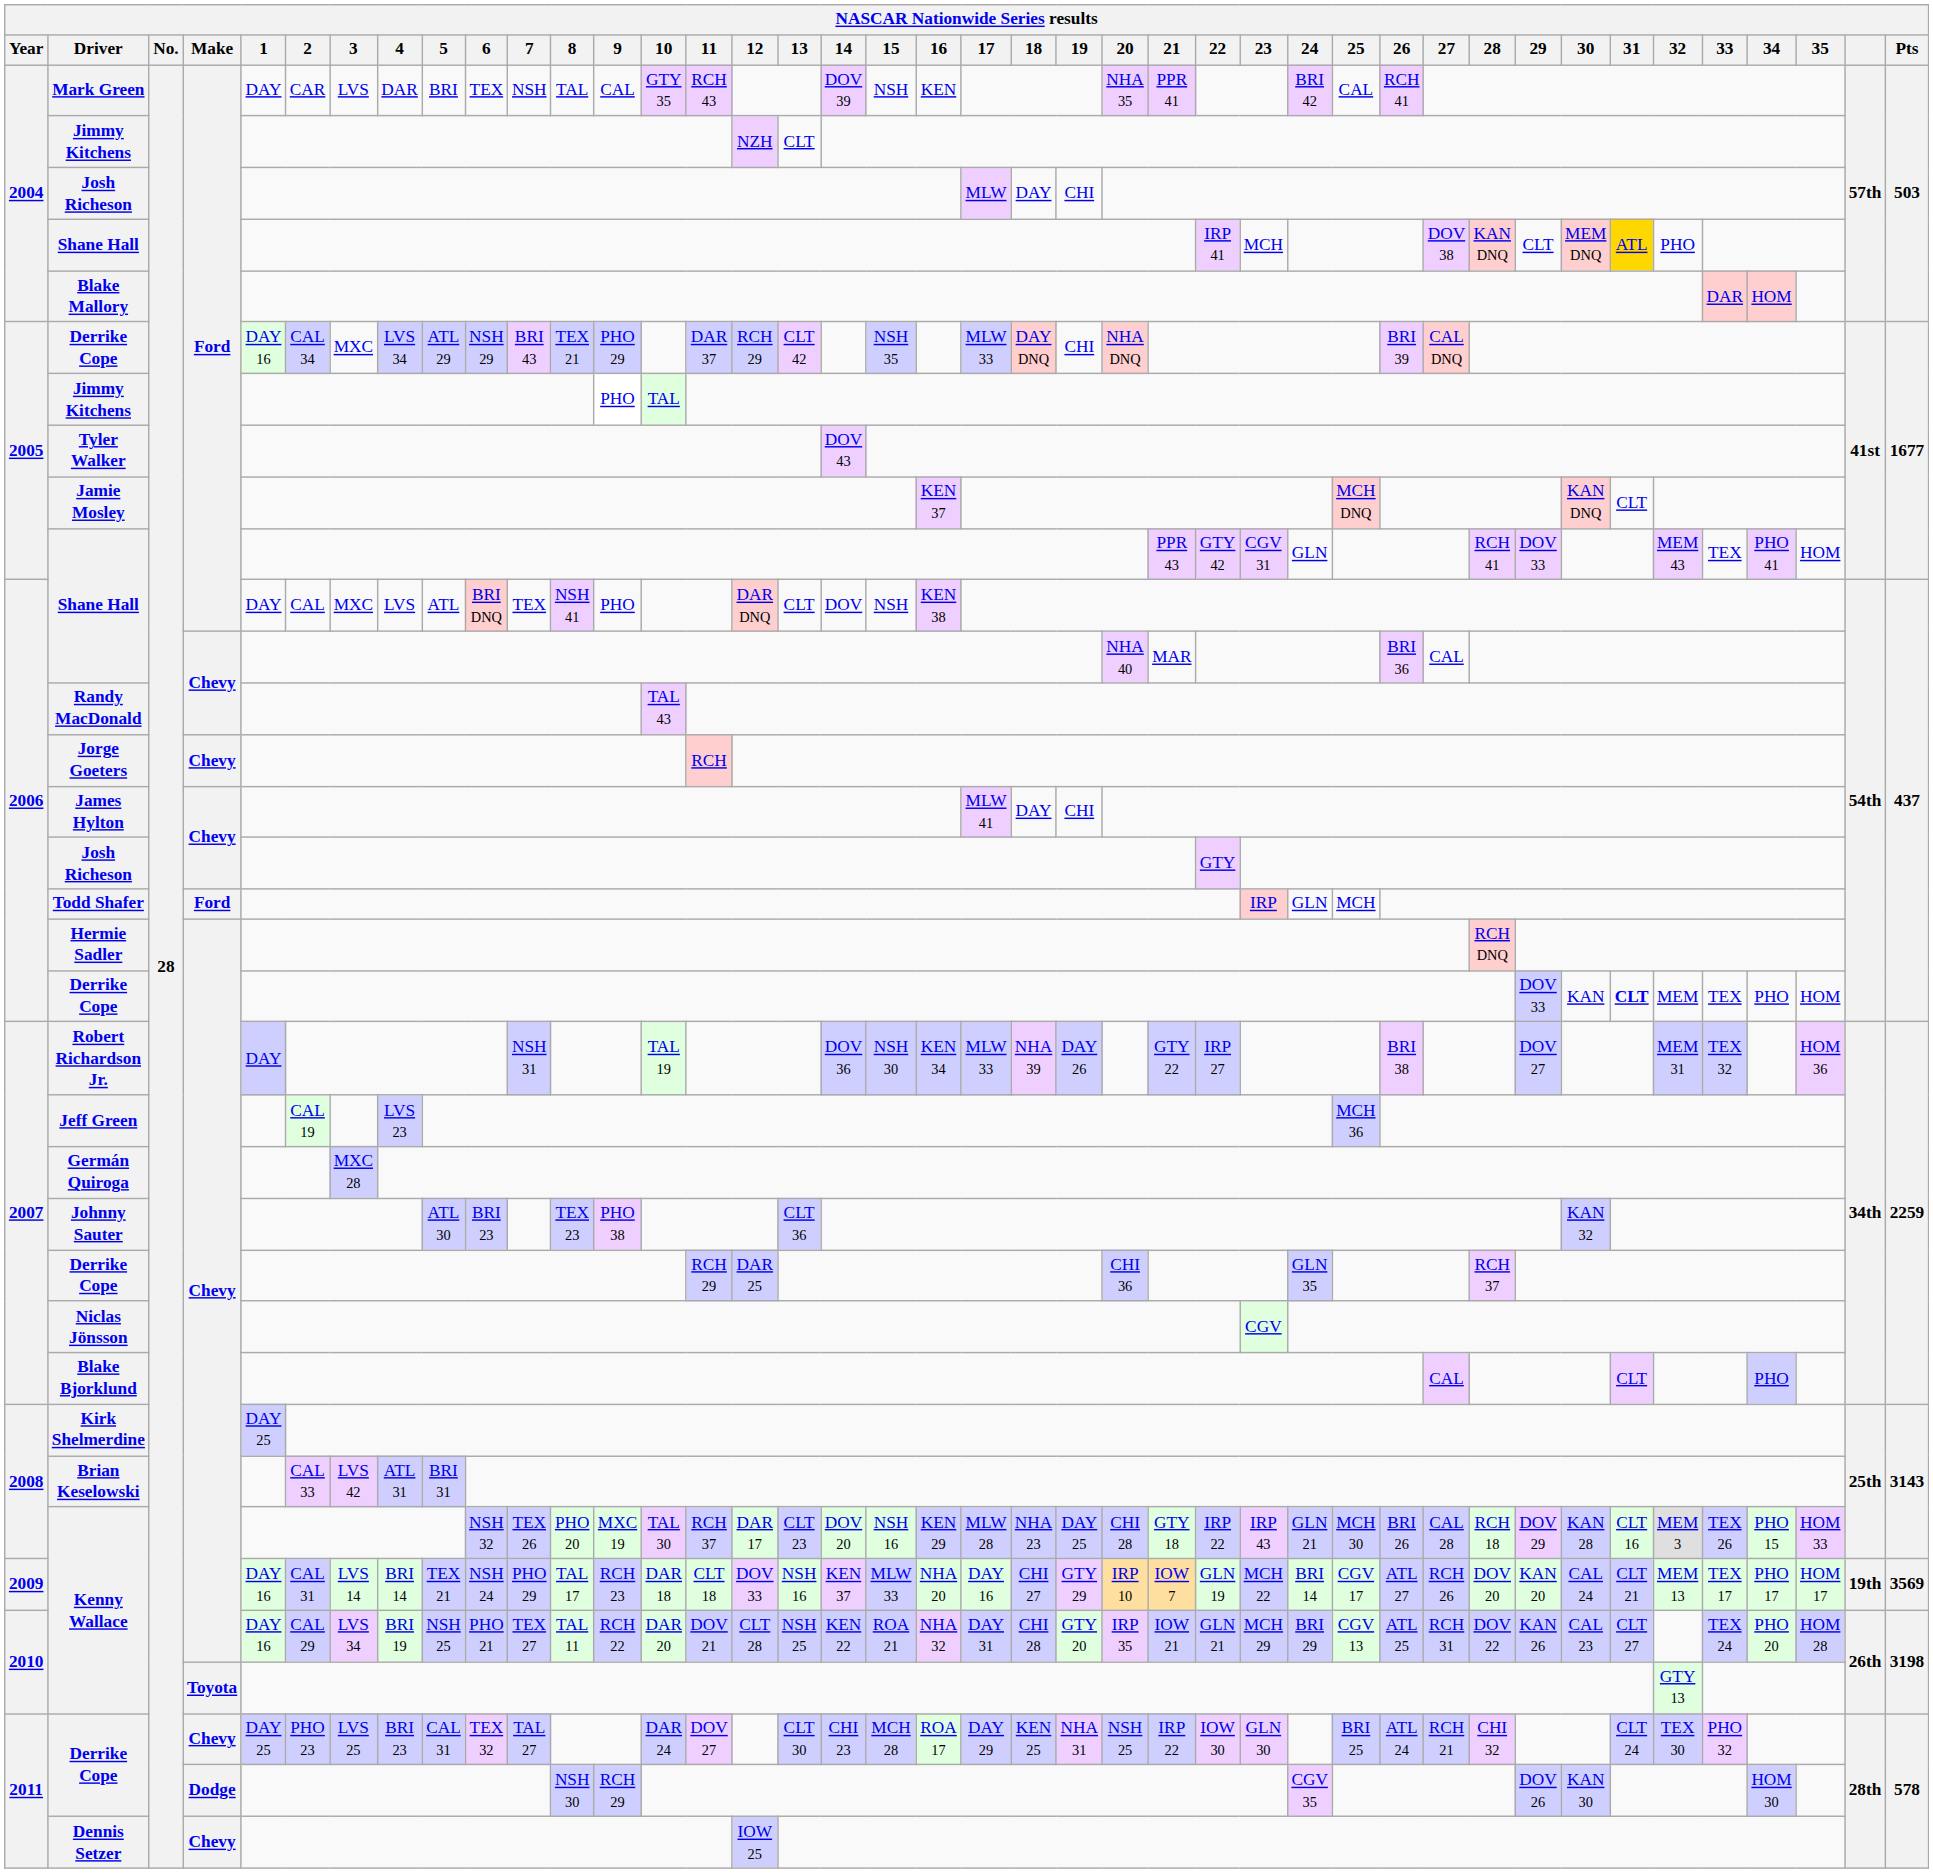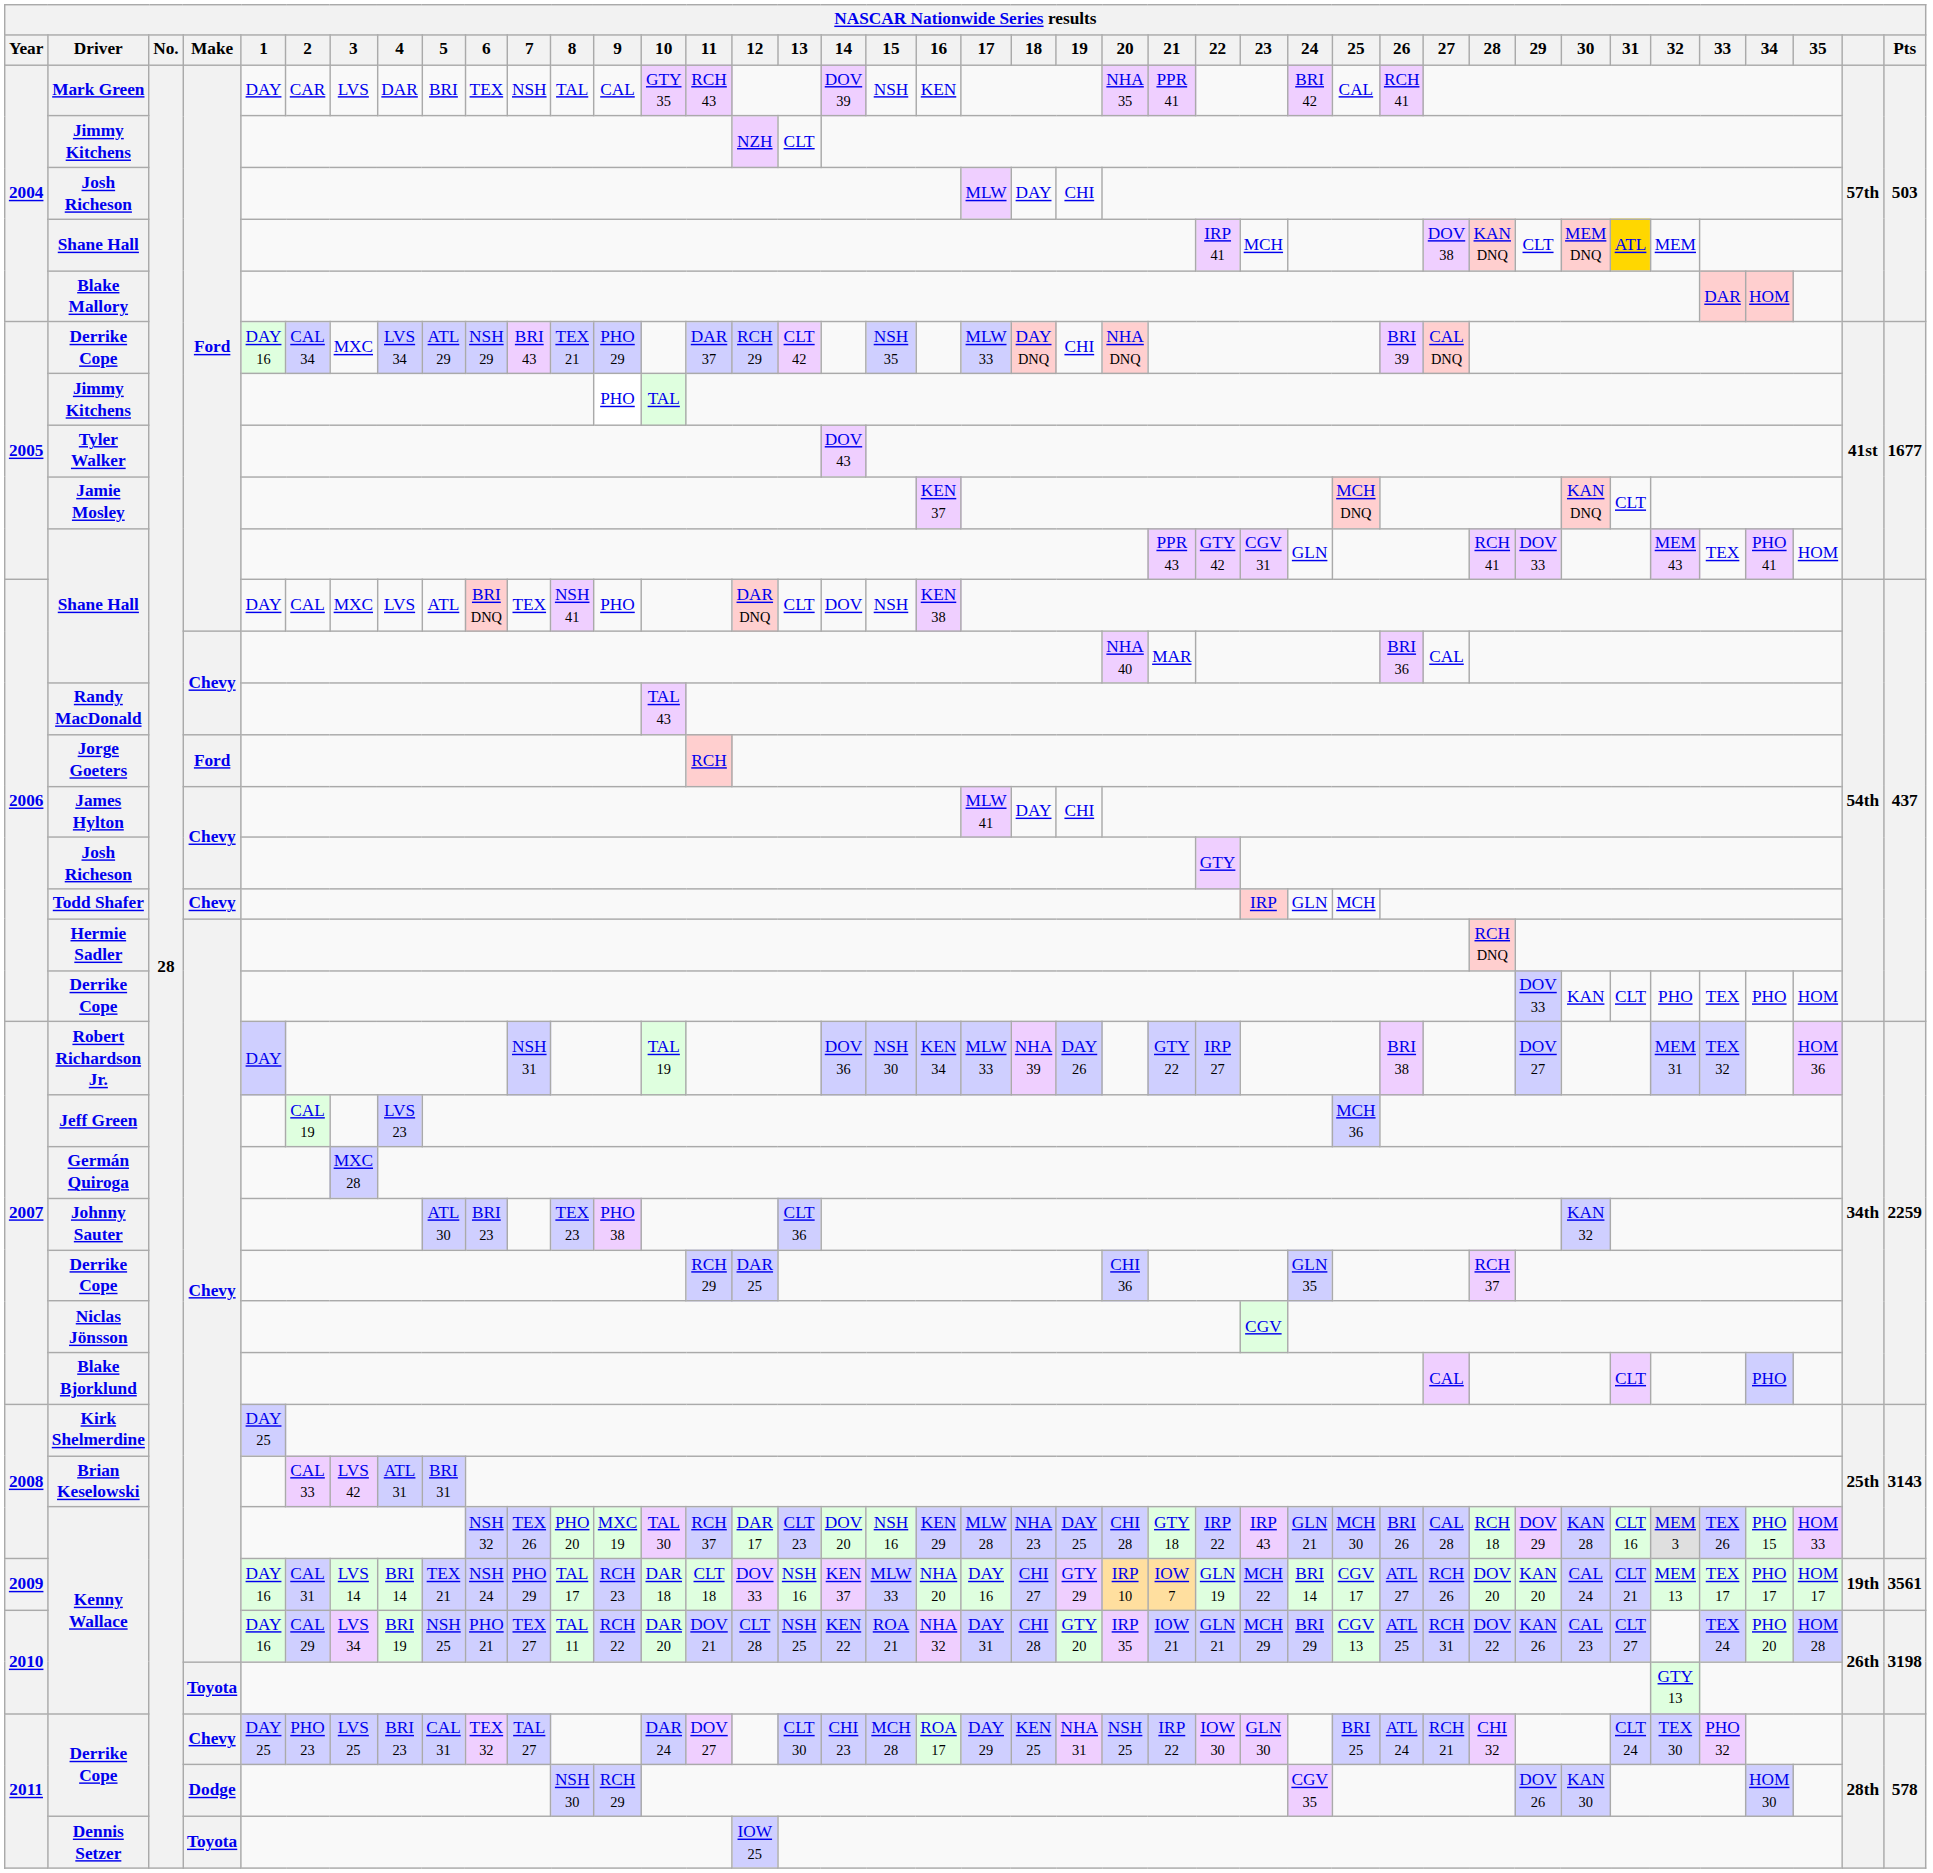(1678, 244) PHO -> (1675, 244) MEM
(212, 759) Chevy -> (212, 759) Ford
(212, 903) Ford -> (212, 903) Chevy
(1632, 995) bold -> (1631, 995) normal
(1678, 995) MEM -> (1675, 995) PHO
(1907, 1584) 3569 -> (1905, 1584) 3561
(212, 1841) Chevy -> (212, 1841) Toyota
